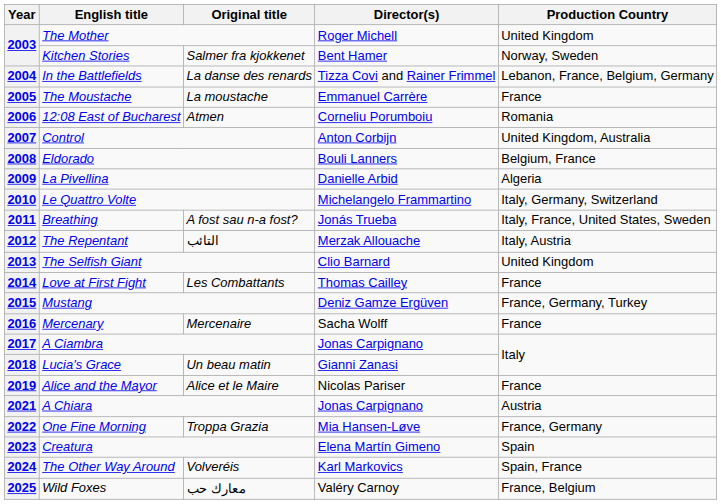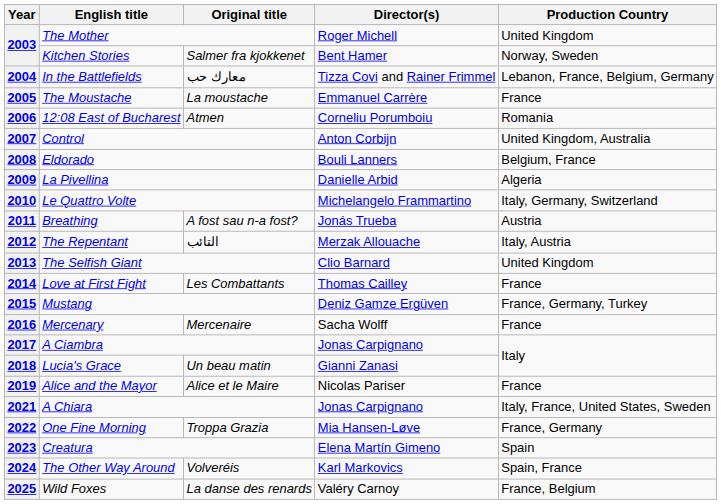(249, 76) La danse des renards -> (216, 77) معارك حب
(606, 220) Italy, France, United States, Sweden -> (521, 221) Austria
(521, 406) Austria -> (606, 406) Italy, France, United States, Sweden
(216, 489) معارك حب -> (249, 489) La danse des renards
